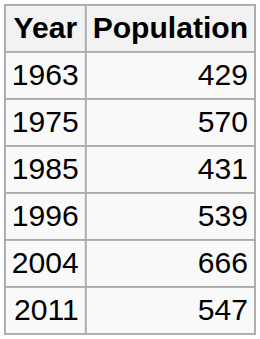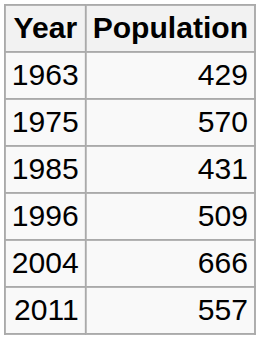(223, 216) 539 -> (223, 216) 509
(223, 310) 547 -> (223, 310) 557
